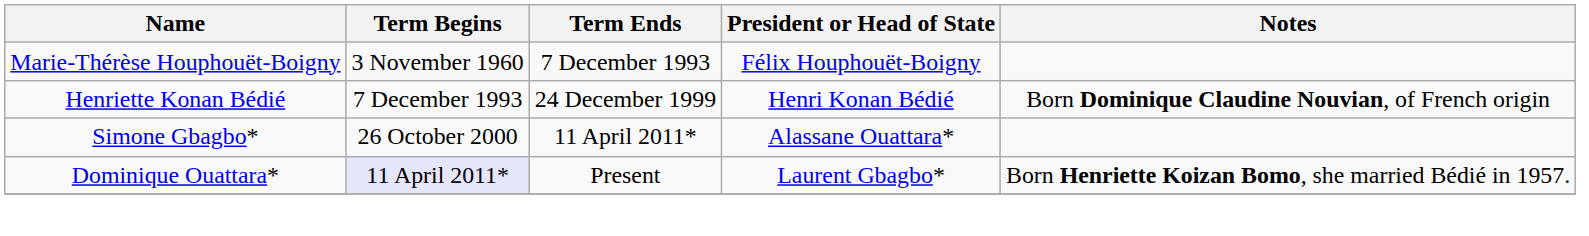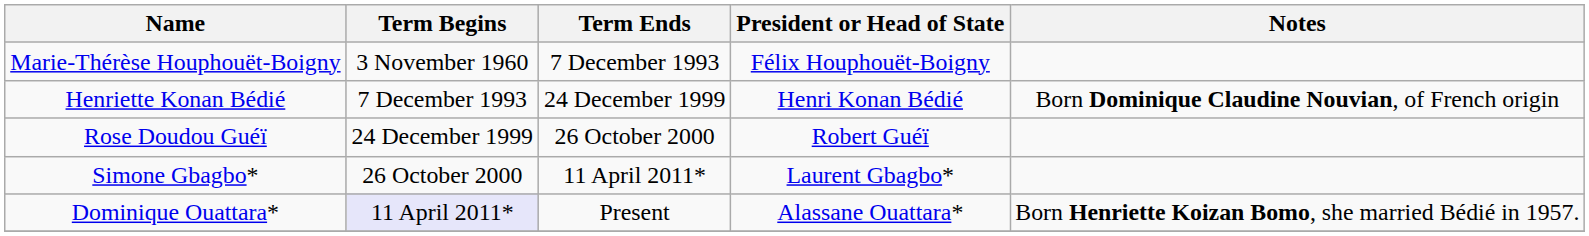+ row: (175, 136)
(861, 136) Alassane Ouattara* -> (870, 174) Laurent Gbagbo*
(861, 174) Laurent Gbagbo* -> (870, 212) Alassane Ouattara*
